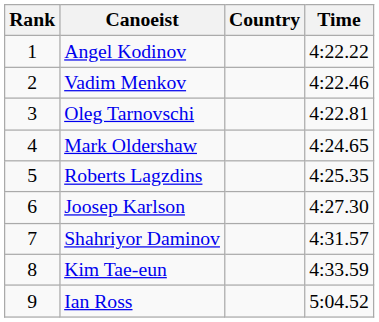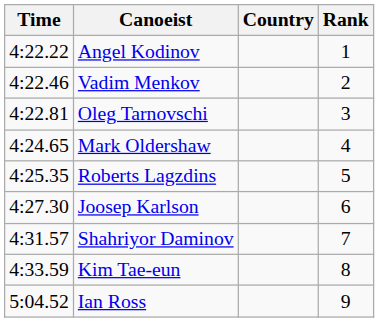columns swapped: (32, 20) <-> (339, 20)
